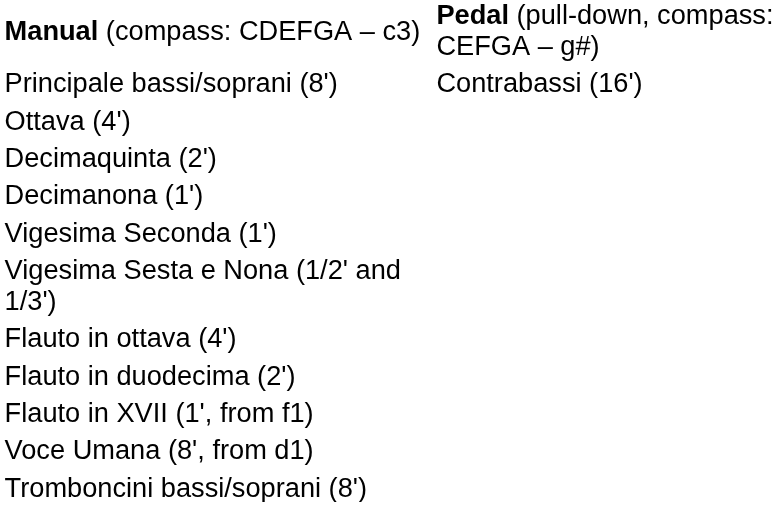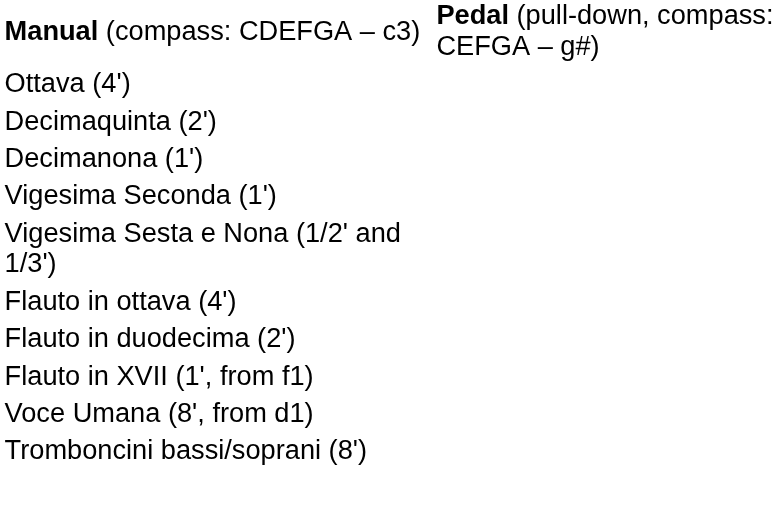- row: (171, 83)
